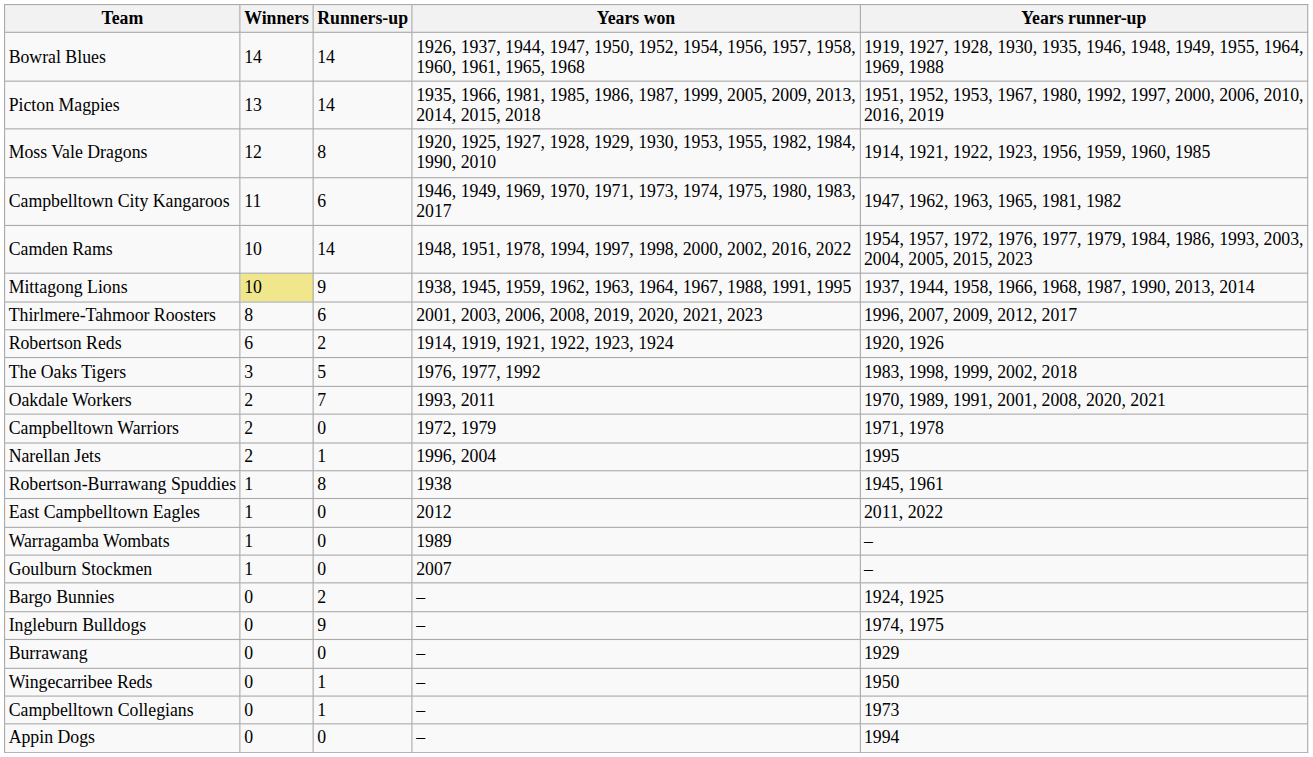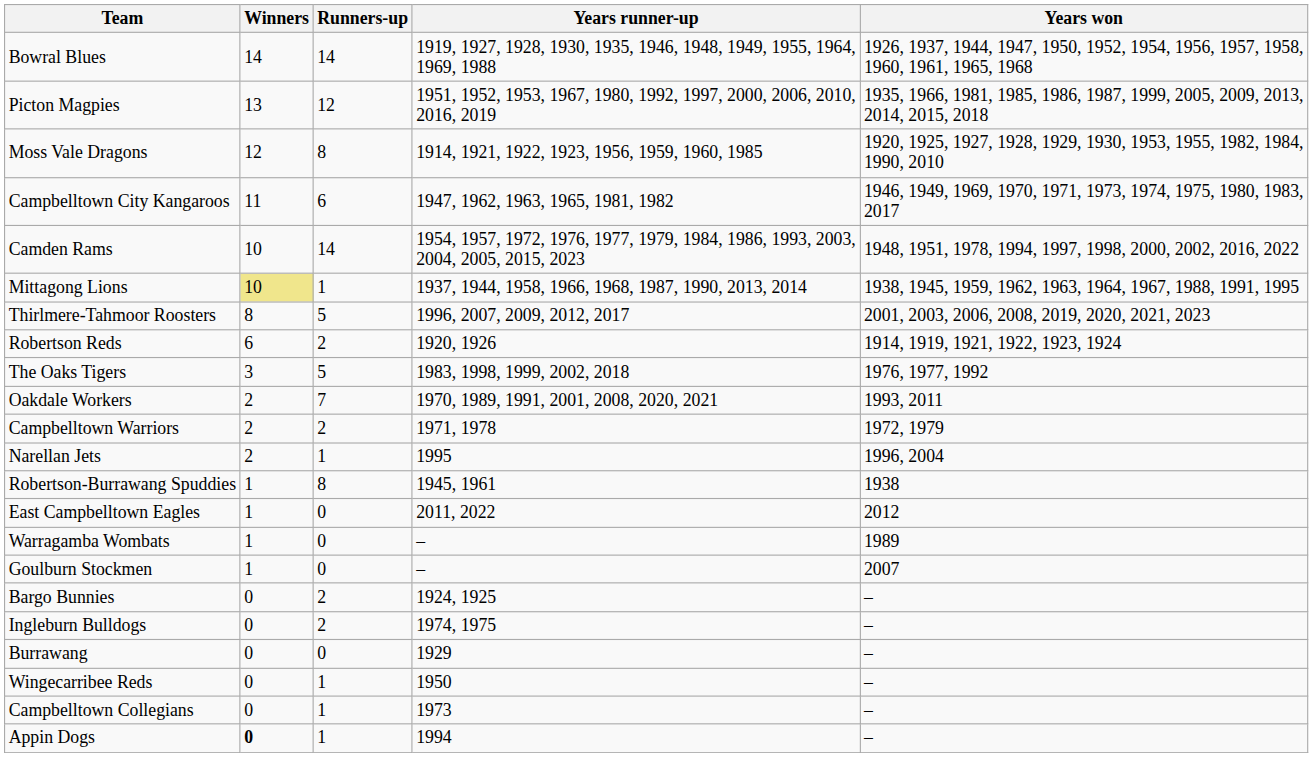columns swapped: (636, 18) <-> (1084, 18)
(326, 104) 14 -> (326, 104) 12
(322, 287) 9 -> (322, 287) 1
(322, 315) 6 -> (322, 315) 5
(322, 428) 0 -> (322, 428) 2
(322, 625) 9 -> (322, 625) 2
(249, 738) normal -> (249, 738) bold
(322, 738) 0 -> (322, 738) 1
